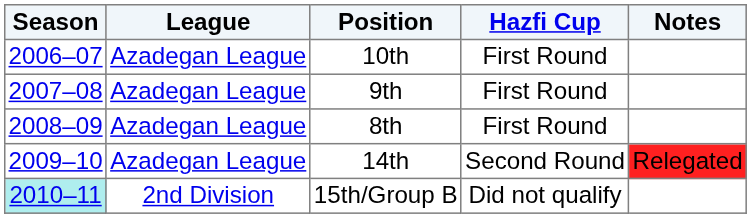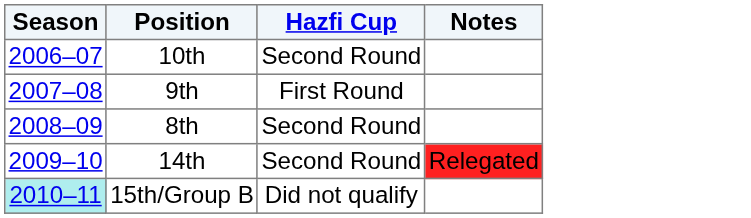- column: (208, 21)
(545, 56) First Round -> (341, 56) Second Round
(545, 126) First Round -> (341, 126) Second Round
